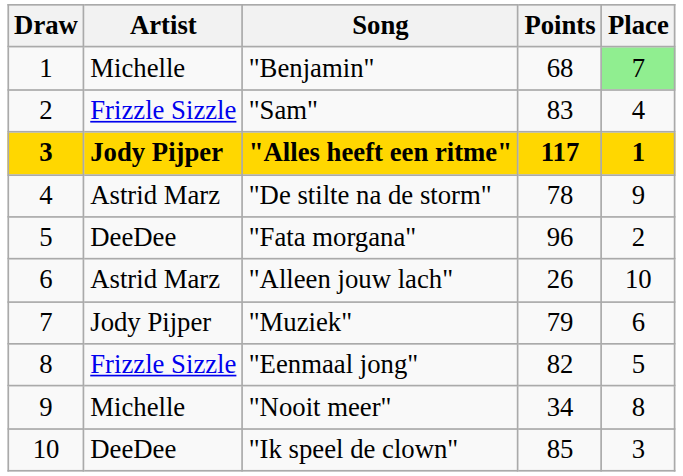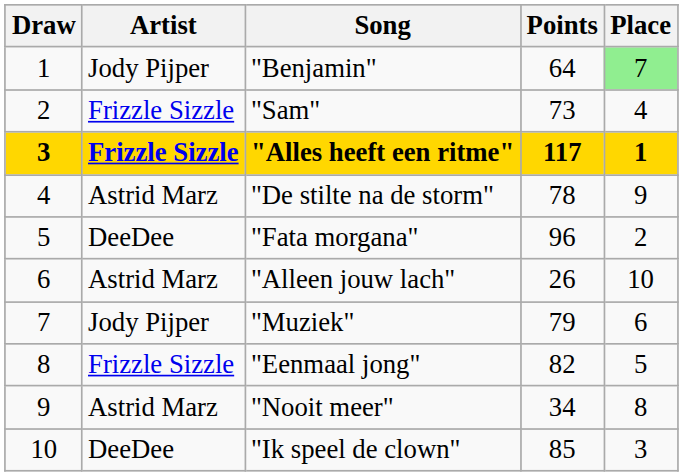(138, 68) Michelle -> (149, 68) Jody Pijper
(560, 68) 68 -> (562, 68) 64
(560, 110) 83 -> (562, 110) 73
(157, 152) Jody Pijper -> (163, 152) Frizzle Sizzle
(138, 407) Michelle -> (153, 407) Astrid Marz
